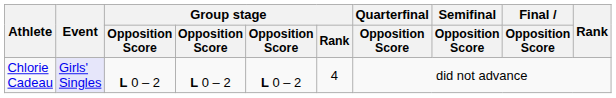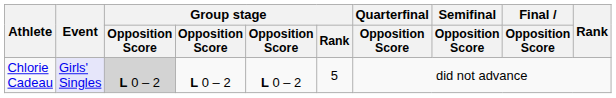(140, 83) no background -> (140, 83) lightgrey background
(334, 76) 4 -> (334, 76) 5
